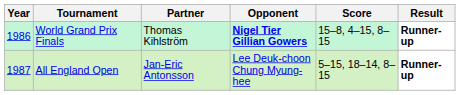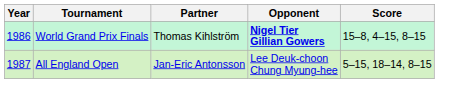- column: (427, 13)
